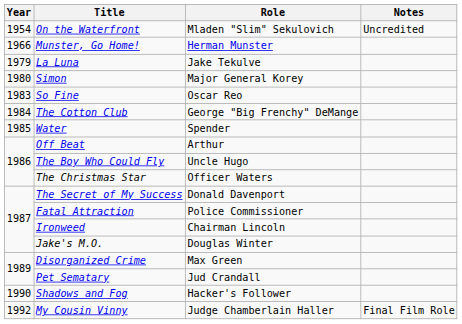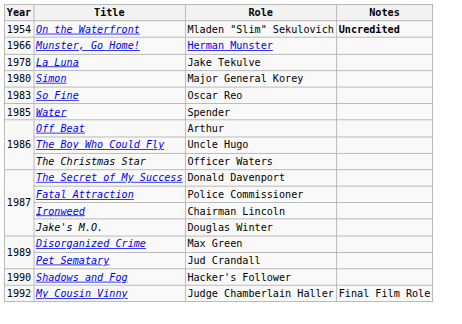(394, 29) normal -> (369, 29) bold
(19, 62) 1979 -> (19, 62) 1978
- row: (82, 112)
